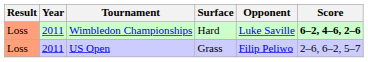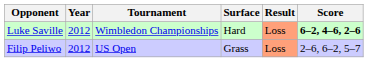columns swapped: (22, 13) <-> (267, 13)
(53, 30) 2011 -> (79, 30) 2012
(53, 48) 2011 -> (79, 48) 2012
